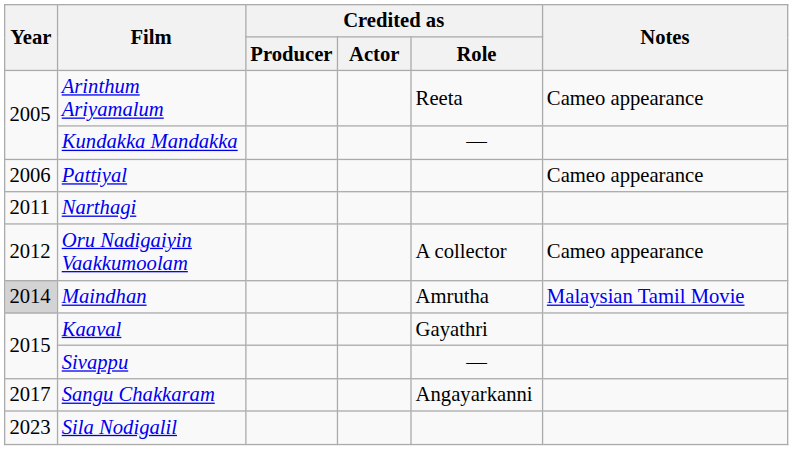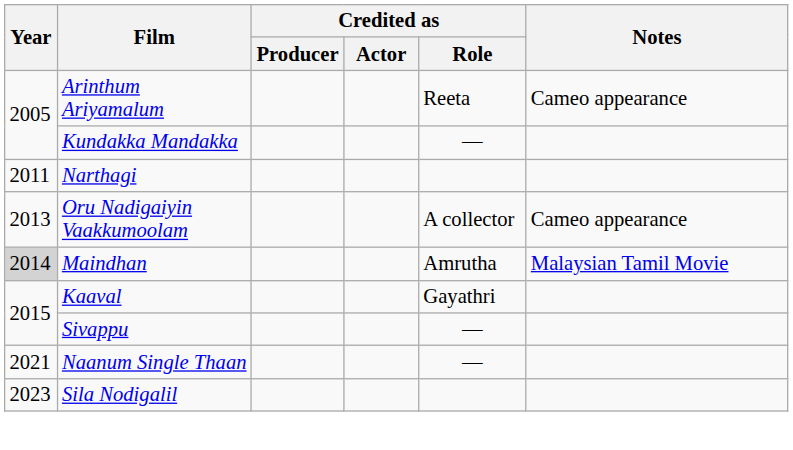- row: (94, 175)
(30, 252) 2012 -> (30, 219) 2013
- row: (138, 394)
+ row: (154, 361)
